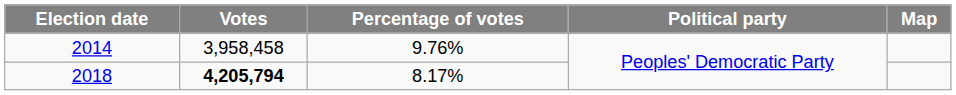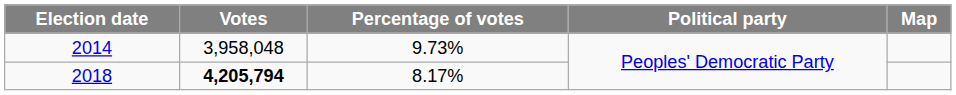(243, 48) 3,958,458 -> (243, 48) 3,958,048
(438, 48) 9.76% -> (438, 48) 9.73%
